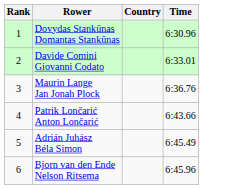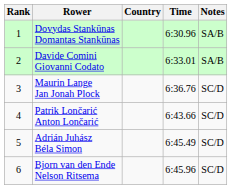+ column: (213, 12)
